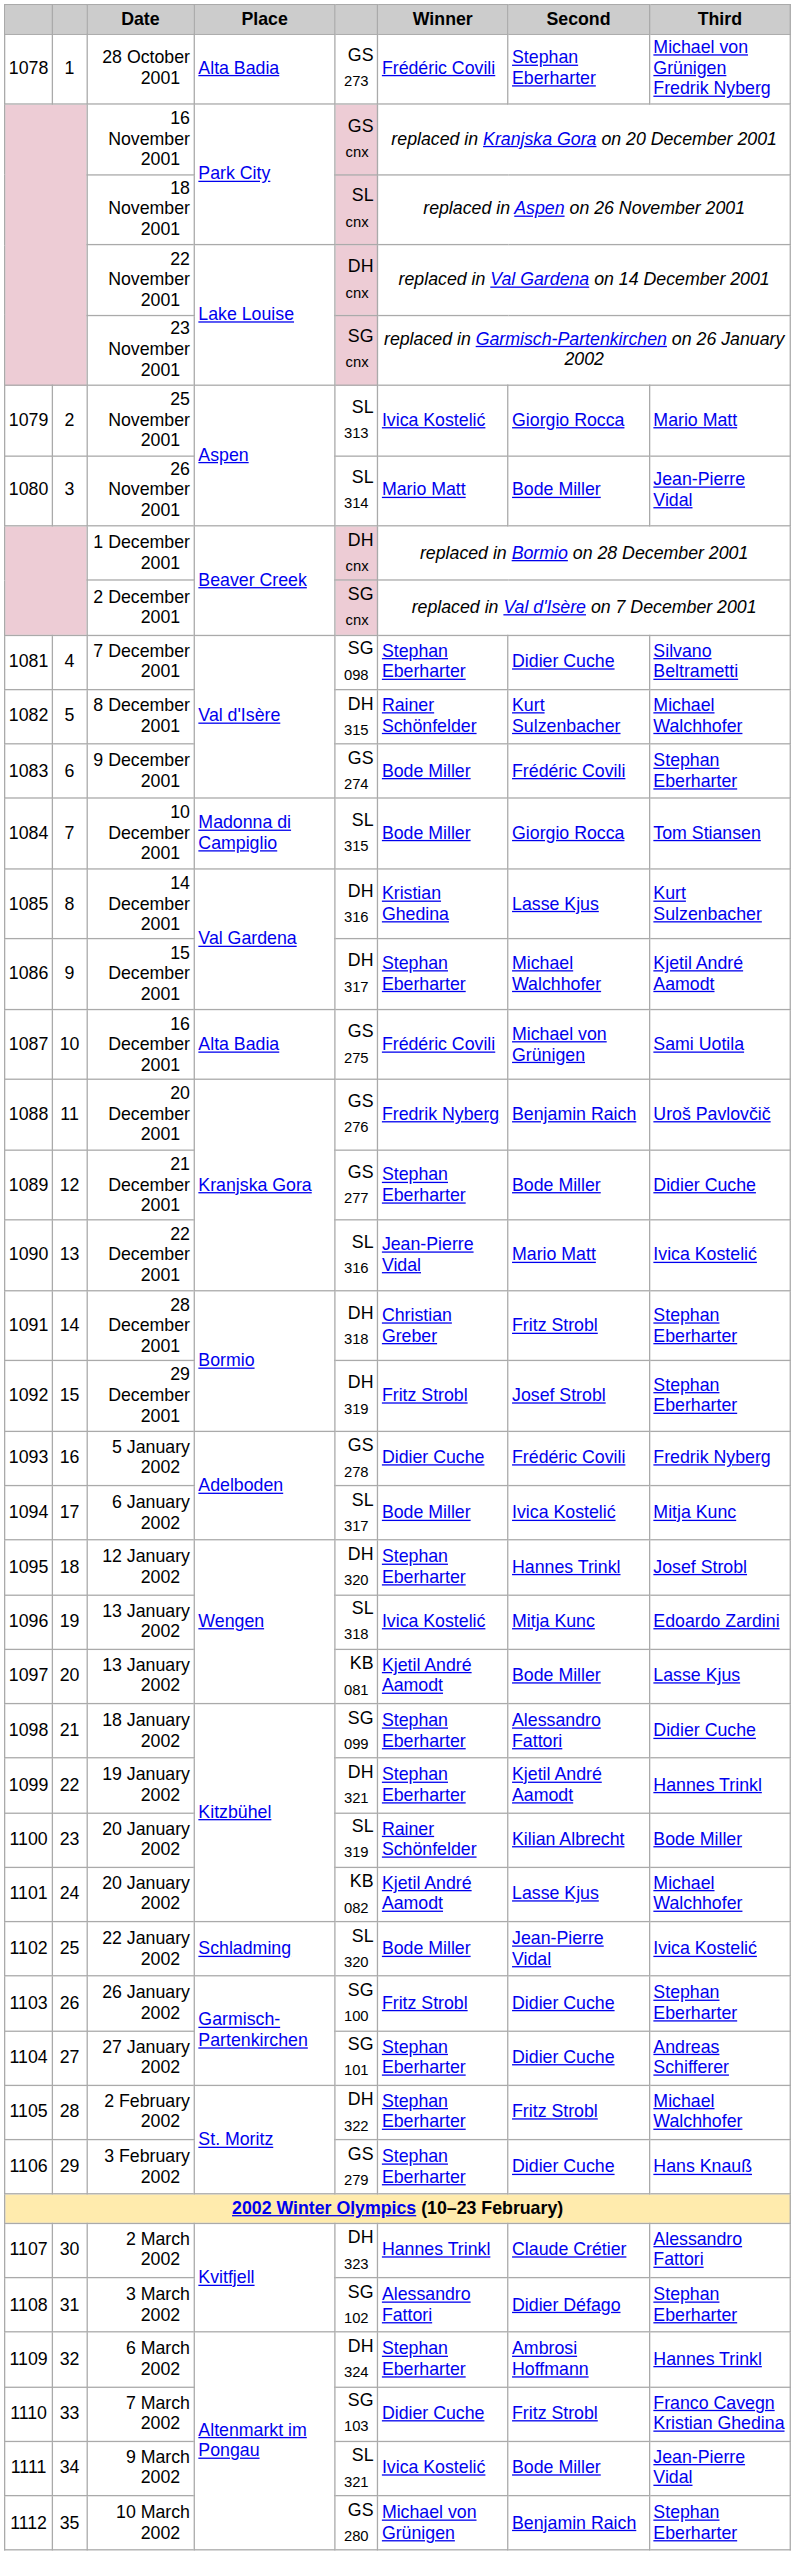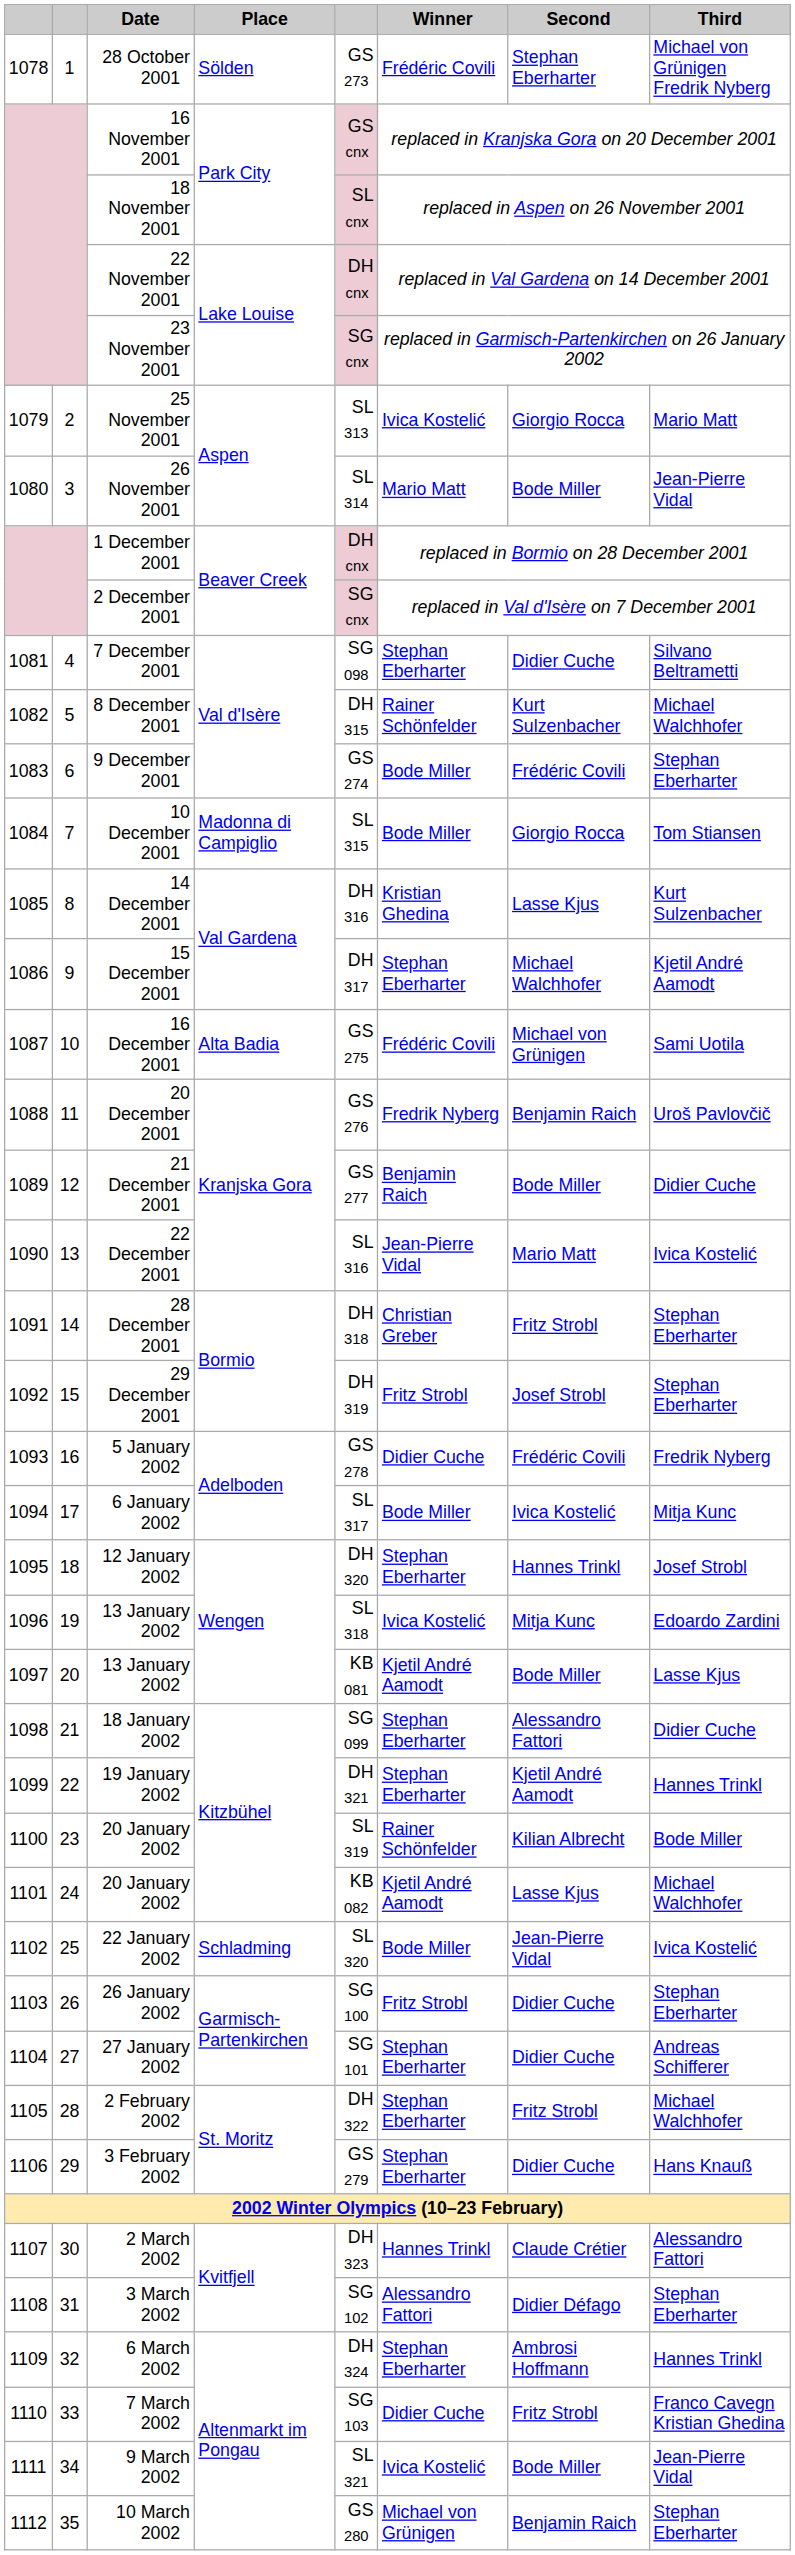(239, 68) Alta Badia -> (226, 68) Sölden
(424, 1184) Stephan Eberharter -> (419, 1184) Benjamin Raich
